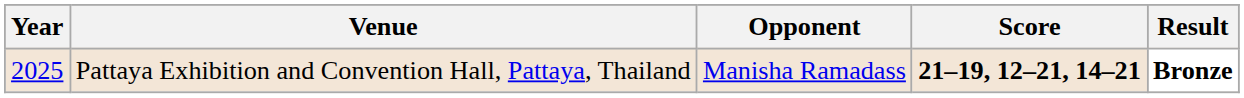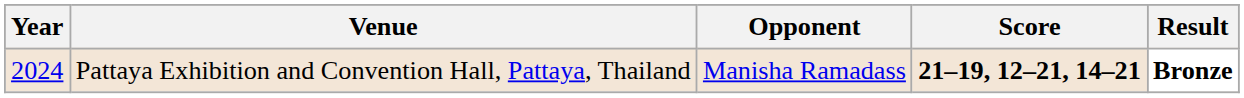(37, 69) 2025 -> (37, 69) 2024
